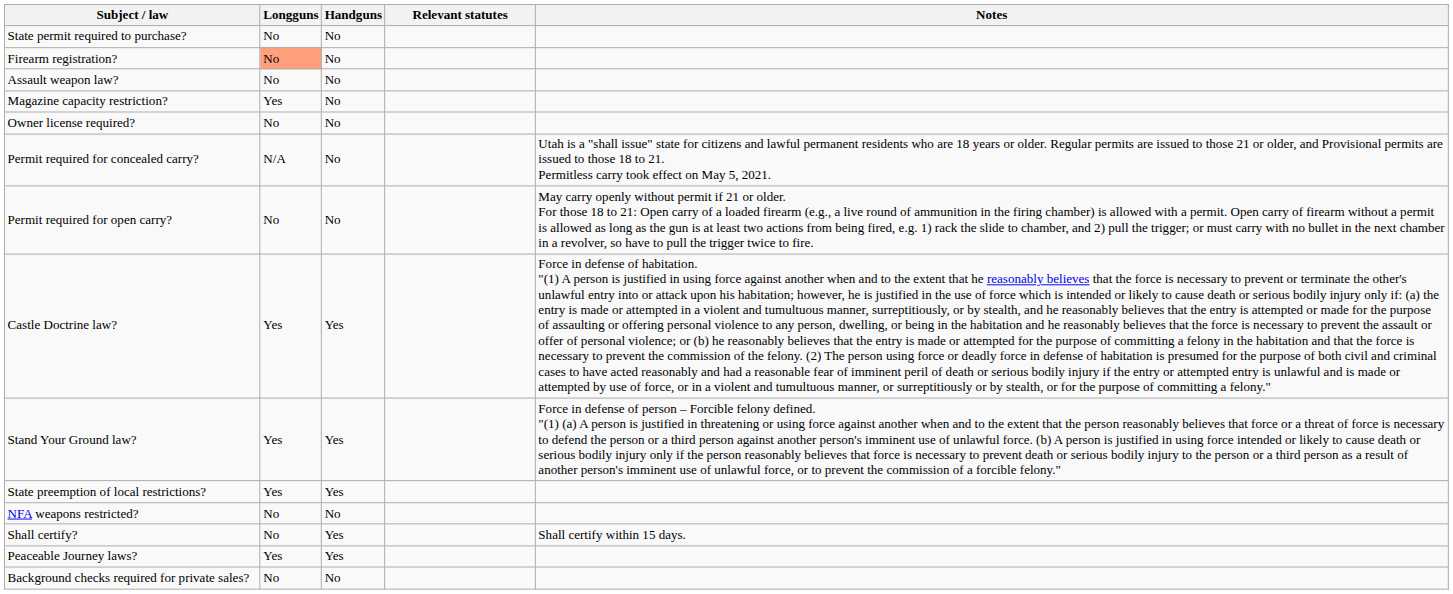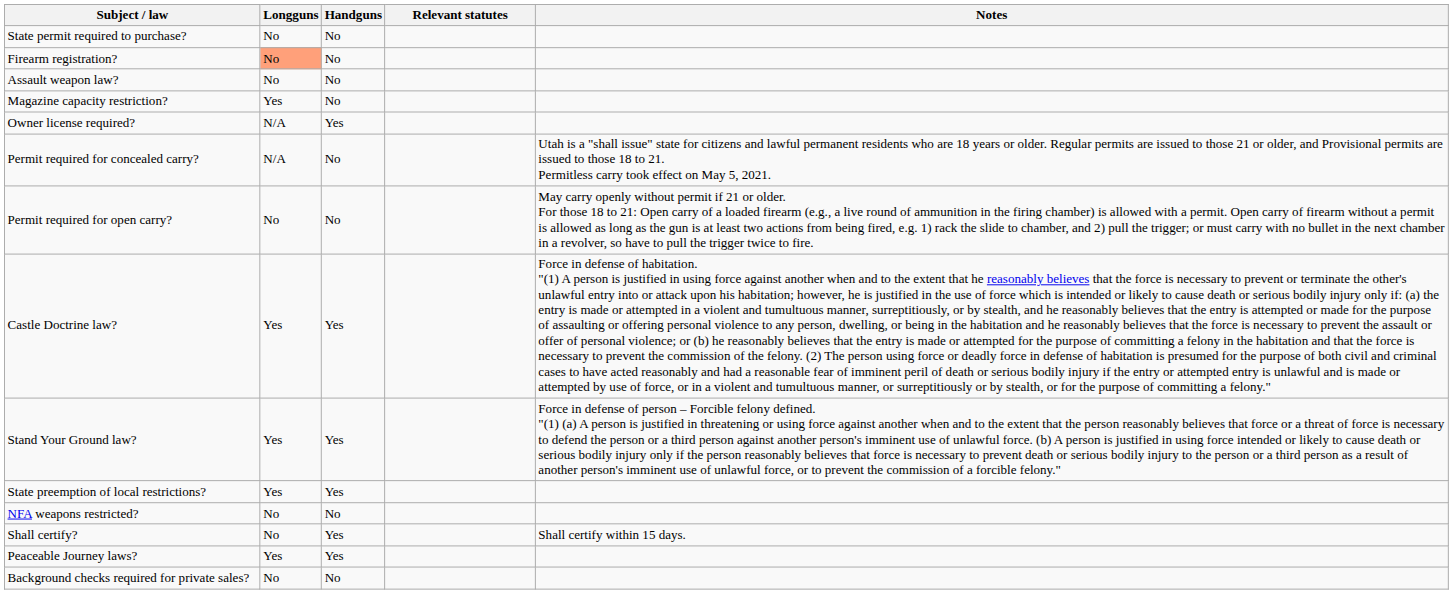(271, 122) No -> (275, 122) N/A
(333, 122) No -> (334, 122) Yes
